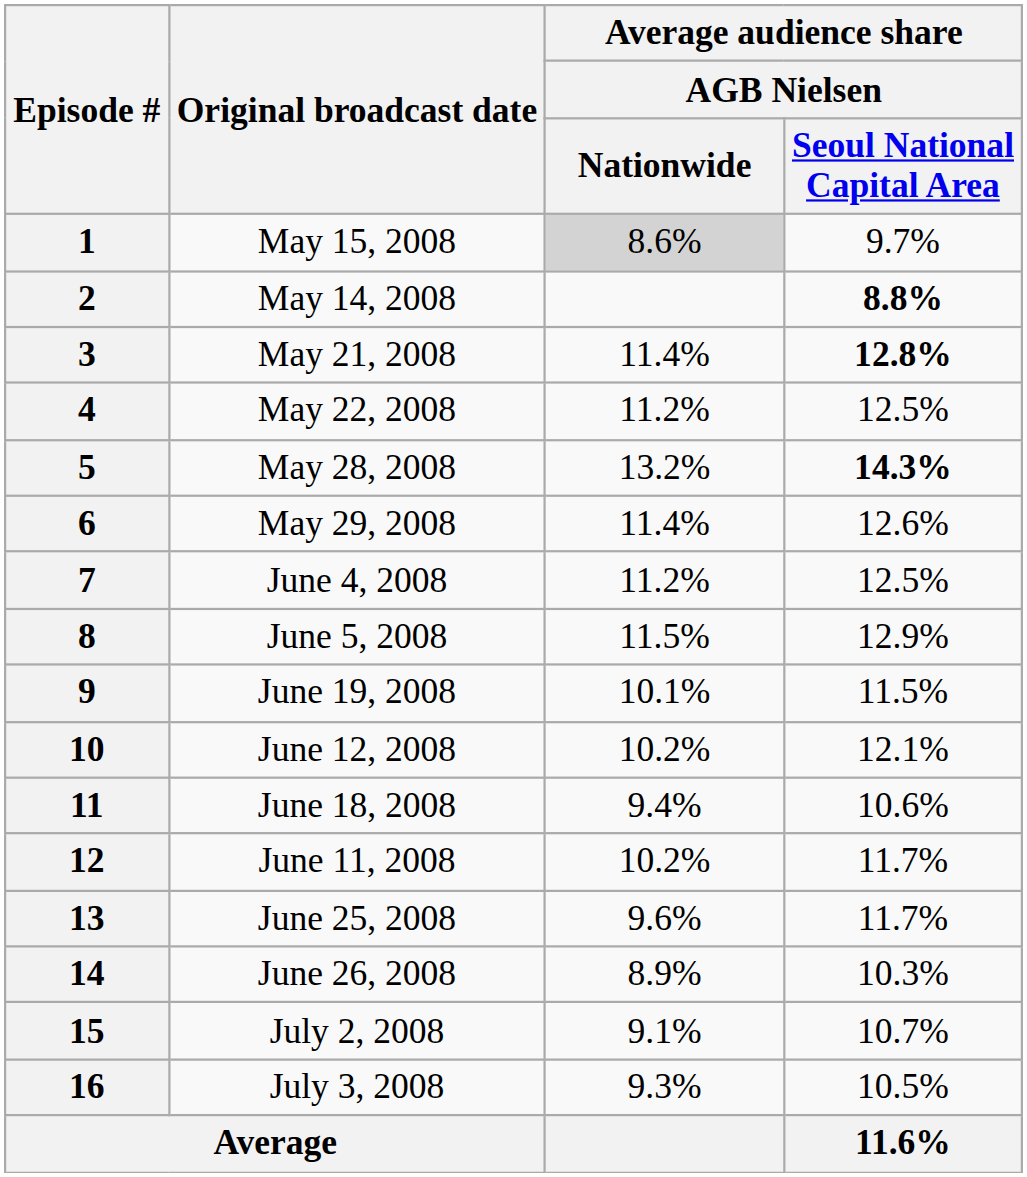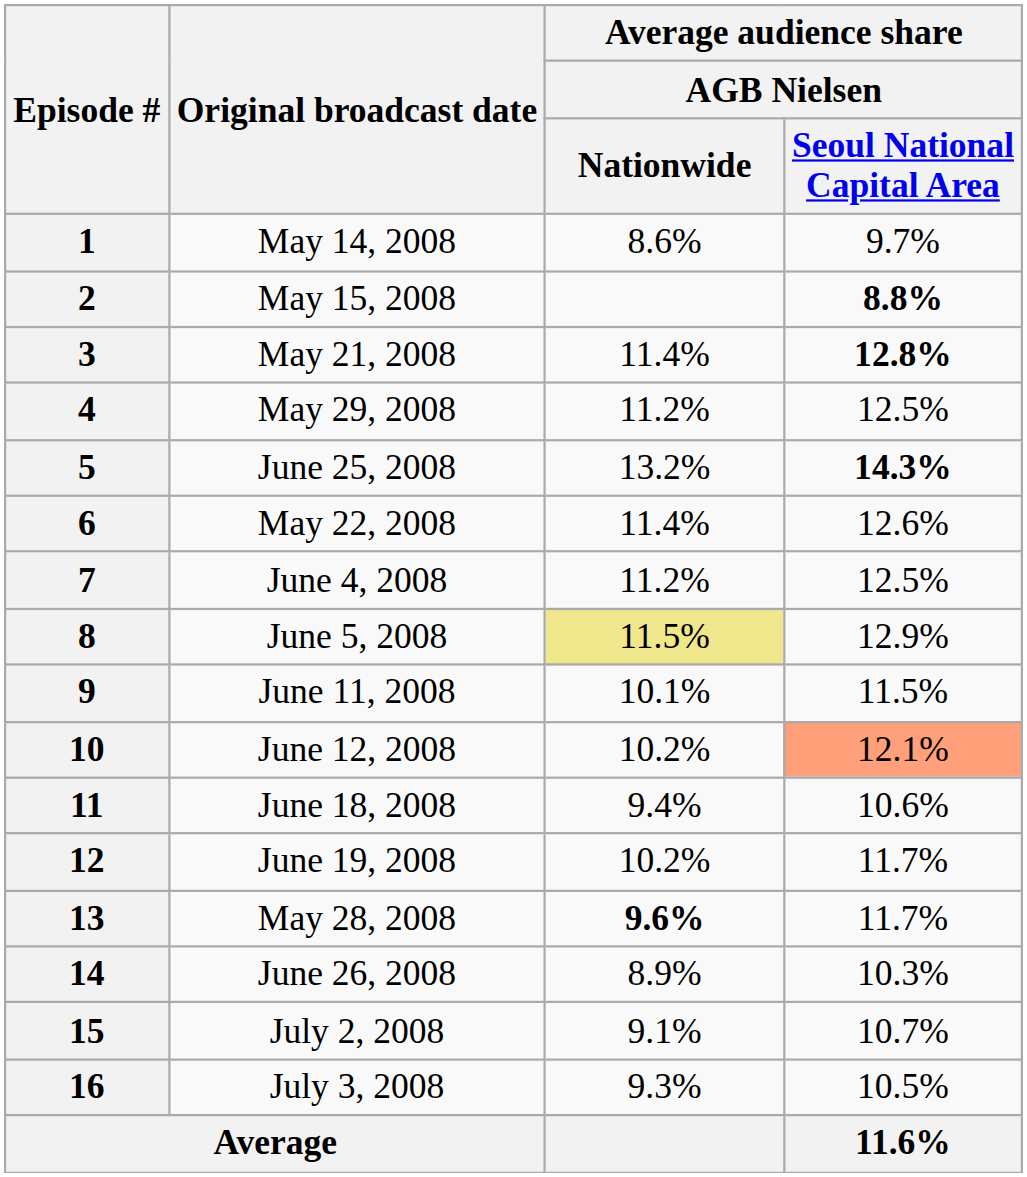(357, 241) May 15, 2008 -> (357, 241) May 14, 2008
(665, 241) lightgrey background -> (665, 241) no background
(357, 297) May 14, 2008 -> (357, 297) May 15, 2008
(357, 410) May 22, 2008 -> (357, 410) May 29, 2008
(357, 466) May 28, 2008 -> (357, 466) June 25, 2008
(357, 523) May 29, 2008 -> (357, 523) May 22, 2008
(665, 635) no background -> (665, 635) khaki background
(357, 692) June 19, 2008 -> (357, 692) June 11, 2008
(903, 748) no background -> (903, 748) lightsalmon background
(357, 861) June 11, 2008 -> (357, 861) June 19, 2008
(357, 917) June 25, 2008 -> (357, 917) May 28, 2008
(665, 917) normal -> (665, 917) bold
